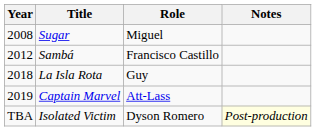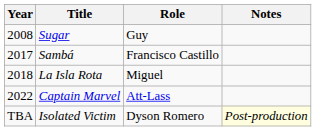(145, 34) Miguel -> (137, 34) Guy
(20, 55) 2012 -> (20, 55) 2017
(137, 75) Guy -> (145, 75) Miguel
(20, 95) 2019 -> (20, 95) 2022
